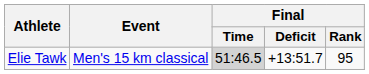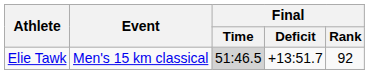(345, 59) 95 -> (345, 59) 92
